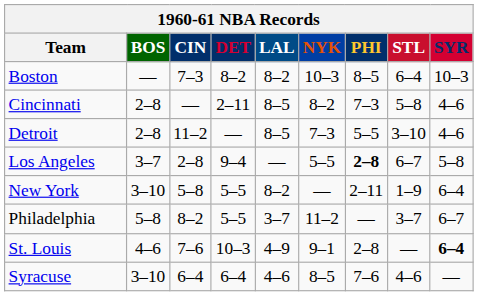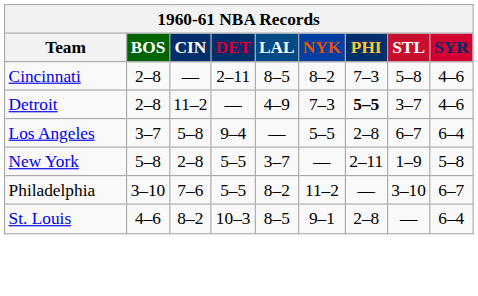- row: (33, 76)
(277, 133) 8–5 -> (277, 104) 4–9
(366, 133) normal -> (366, 104) bold
(409, 133) 3–10 -> (409, 104) 3–7
(190, 161) 2–8 -> (190, 133) 5–8
(366, 161) bold -> (366, 133) normal
(451, 161) 5–8 -> (451, 133) 6–4
(148, 190) 3–10 -> (148, 161) 5–8
(190, 190) 5–8 -> (190, 161) 2–8
(277, 190) 8–2 -> (277, 161) 3–7
(451, 190) 6–4 -> (451, 161) 5–8
(148, 218) 5–8 -> (148, 190) 3–10
(190, 218) 8–2 -> (190, 190) 7–6
(277, 218) 3–7 -> (277, 190) 8–2
(409, 218) 3–7 -> (409, 190) 3–10
(190, 247) 7–6 -> (190, 218) 8–2
(277, 247) 4–9 -> (277, 218) 8–5
(451, 247) bold -> (451, 218) normal
- row: (40, 276)
